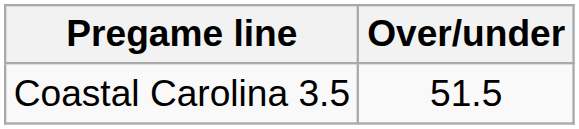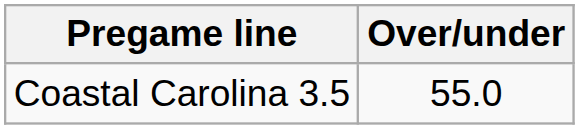(466, 92) 51.5 -> (466, 92) 55.0
